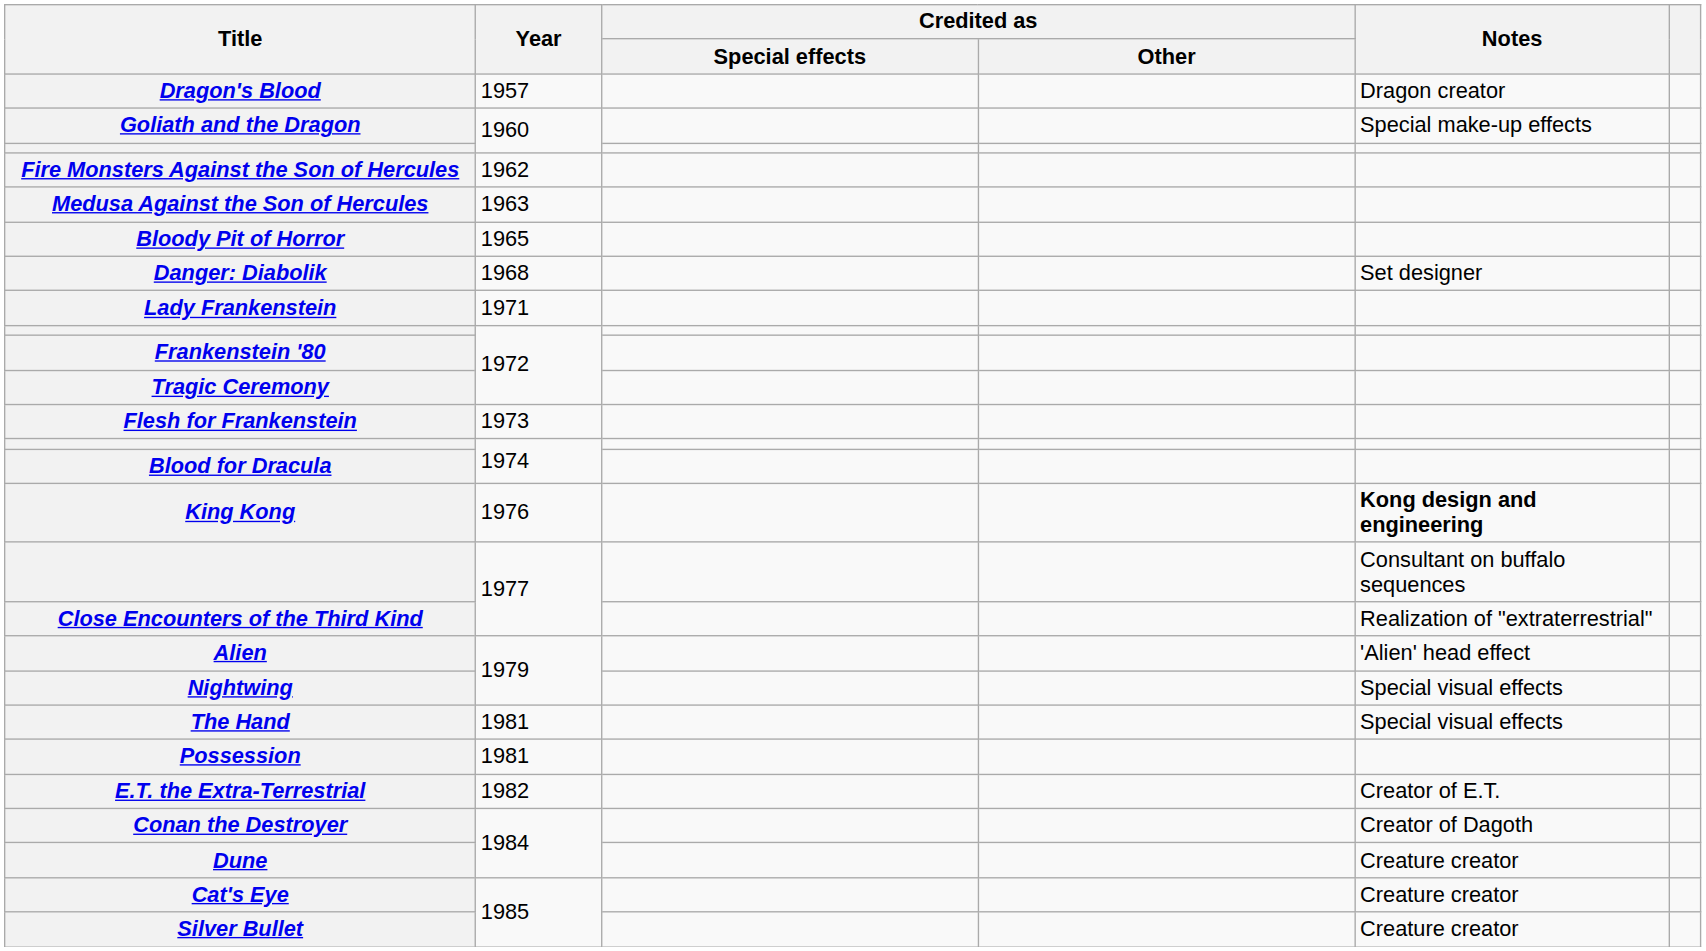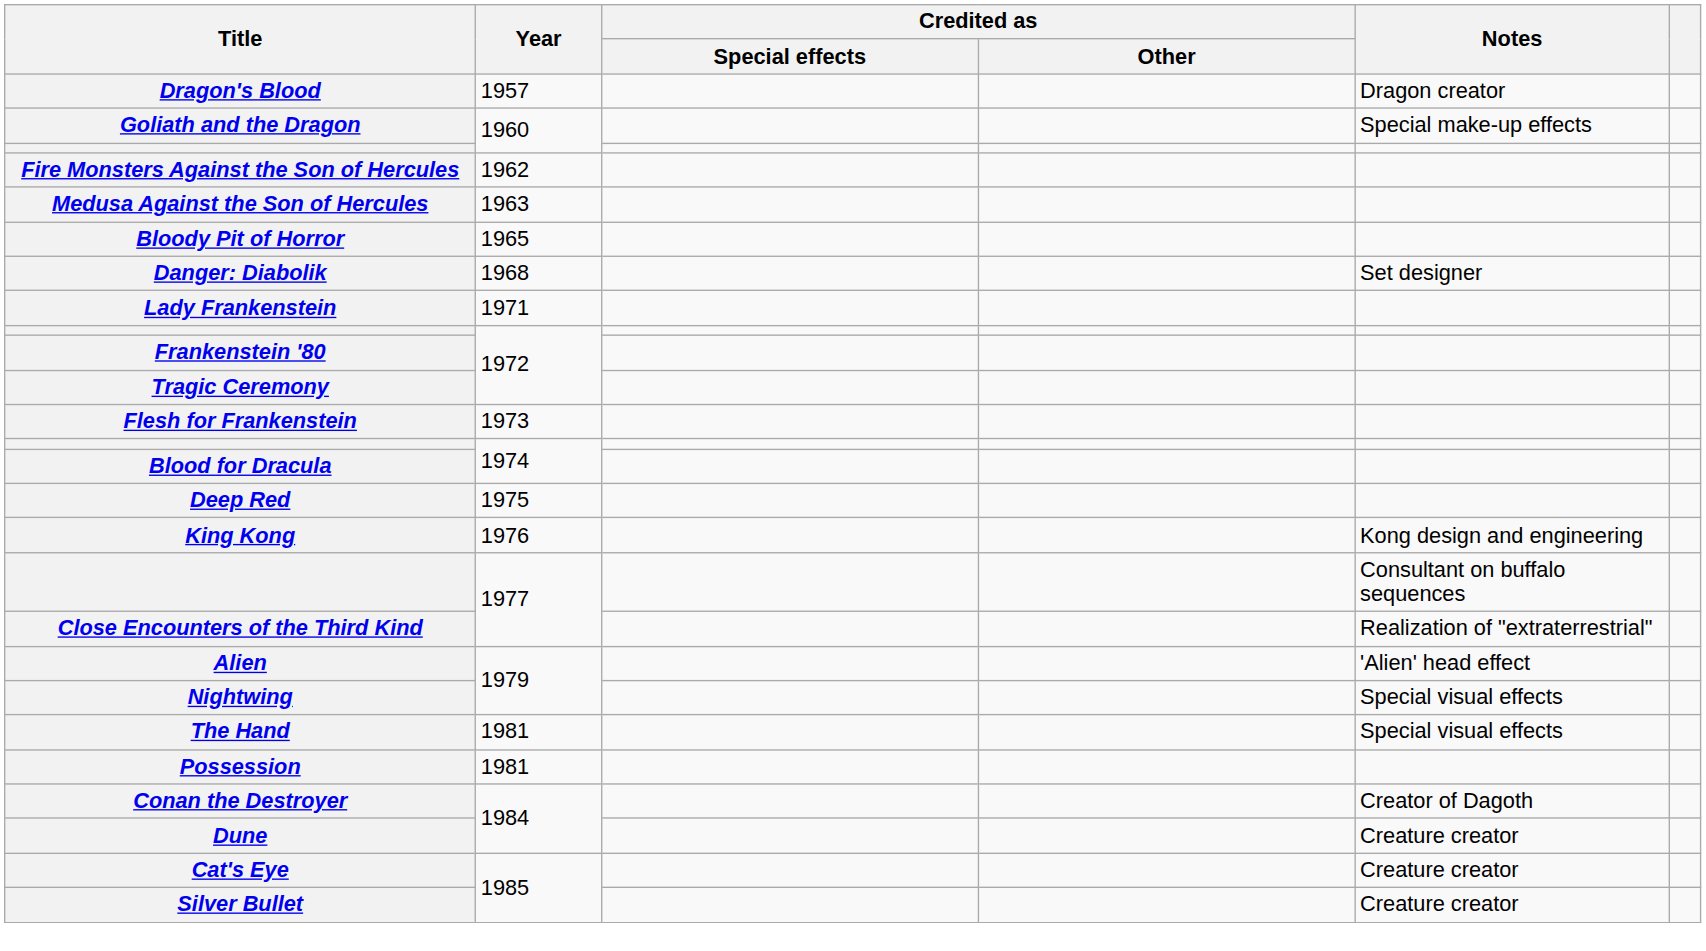+ row: (240, 500)
(1448, 512) bold -> (1502, 534) normal
- row: (240, 791)
